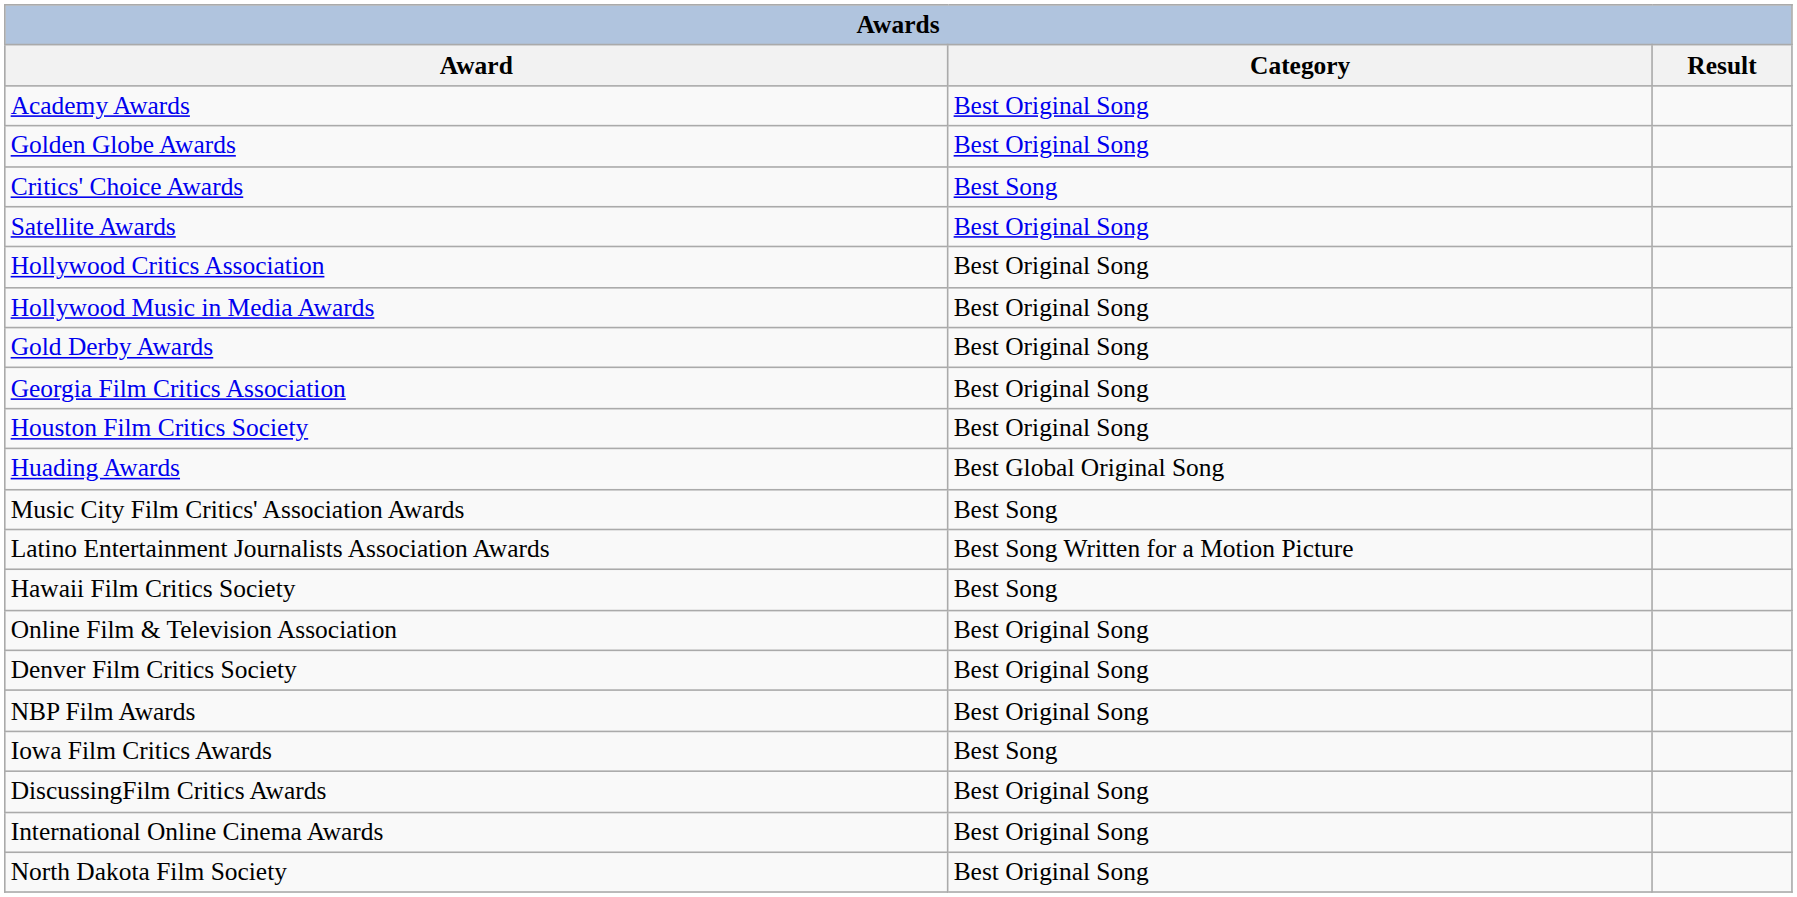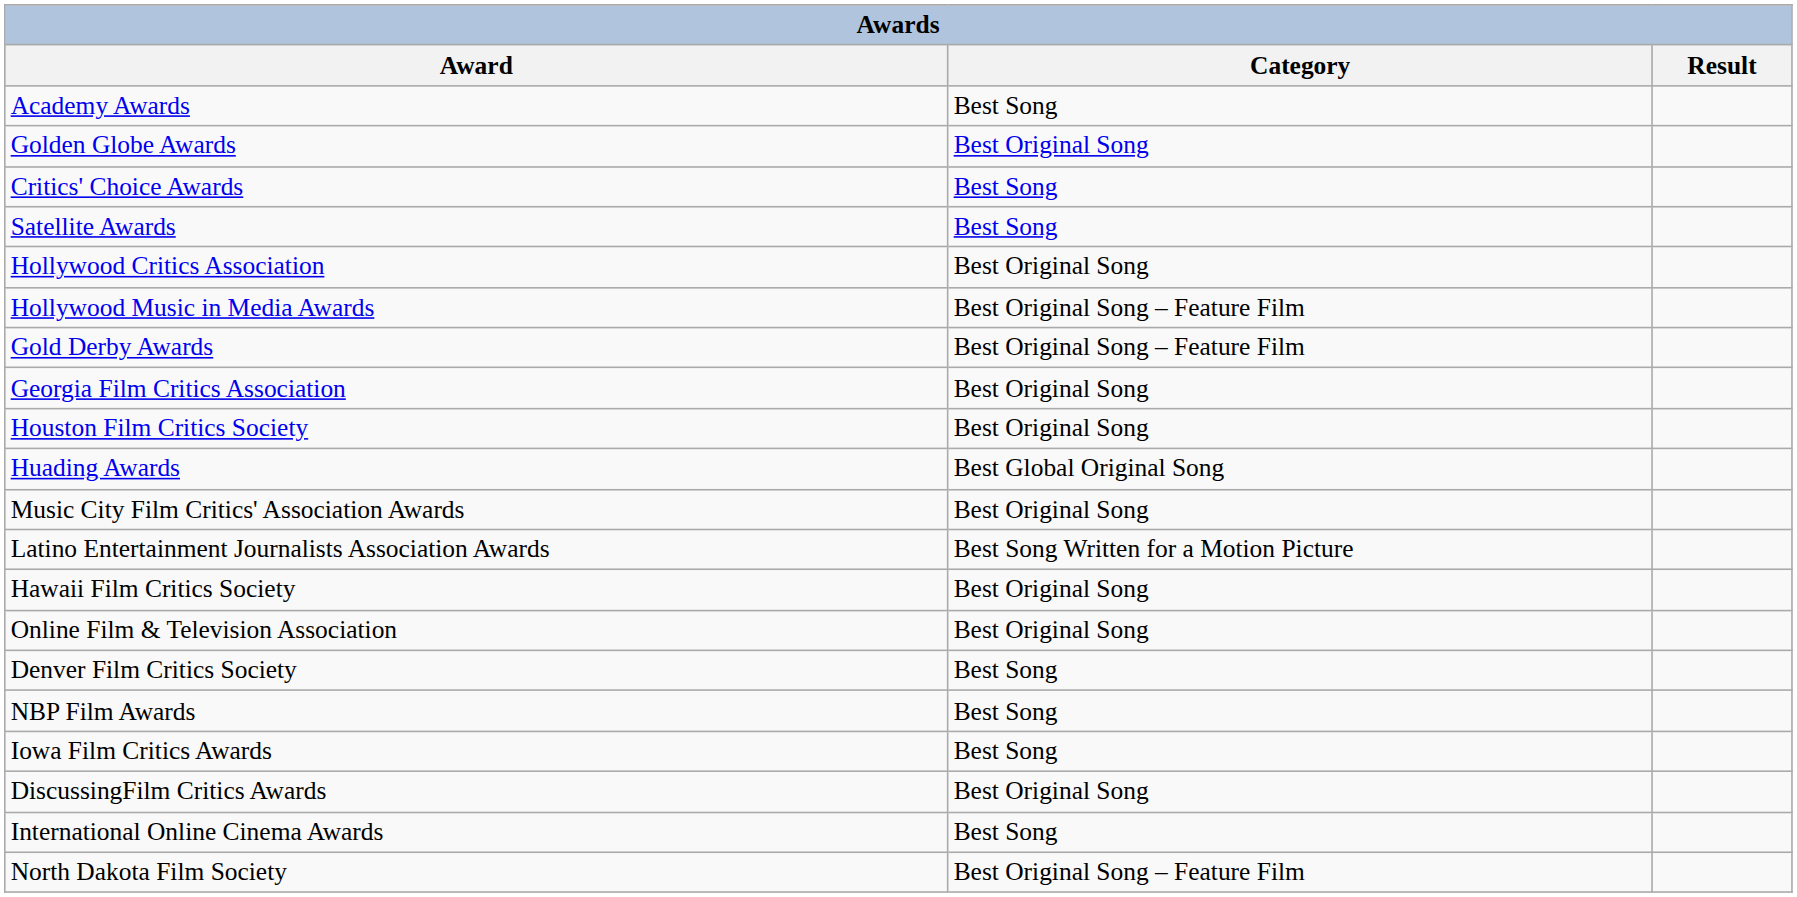(1051, 105) Best Original Song -> (1006, 105) Best Song
(1051, 226) Best Original Song -> (1006, 226) Best Song
(1051, 307) Best Original Song -> (1129, 307) Best Original Song – Feature Film
(1051, 347) Best Original Song -> (1129, 347) Best Original Song – Feature Film
(1006, 508) Best Song -> (1051, 508) Best Original Song
(1006, 589) Best Song -> (1051, 589) Best Original Song
(1051, 670) Best Original Song -> (1006, 670) Best Song
(1051, 710) Best Original Song -> (1006, 710) Best Song
(1051, 831) Best Original Song -> (1006, 831) Best Song
(1051, 871) Best Original Song -> (1129, 871) Best Original Song – Feature Film
